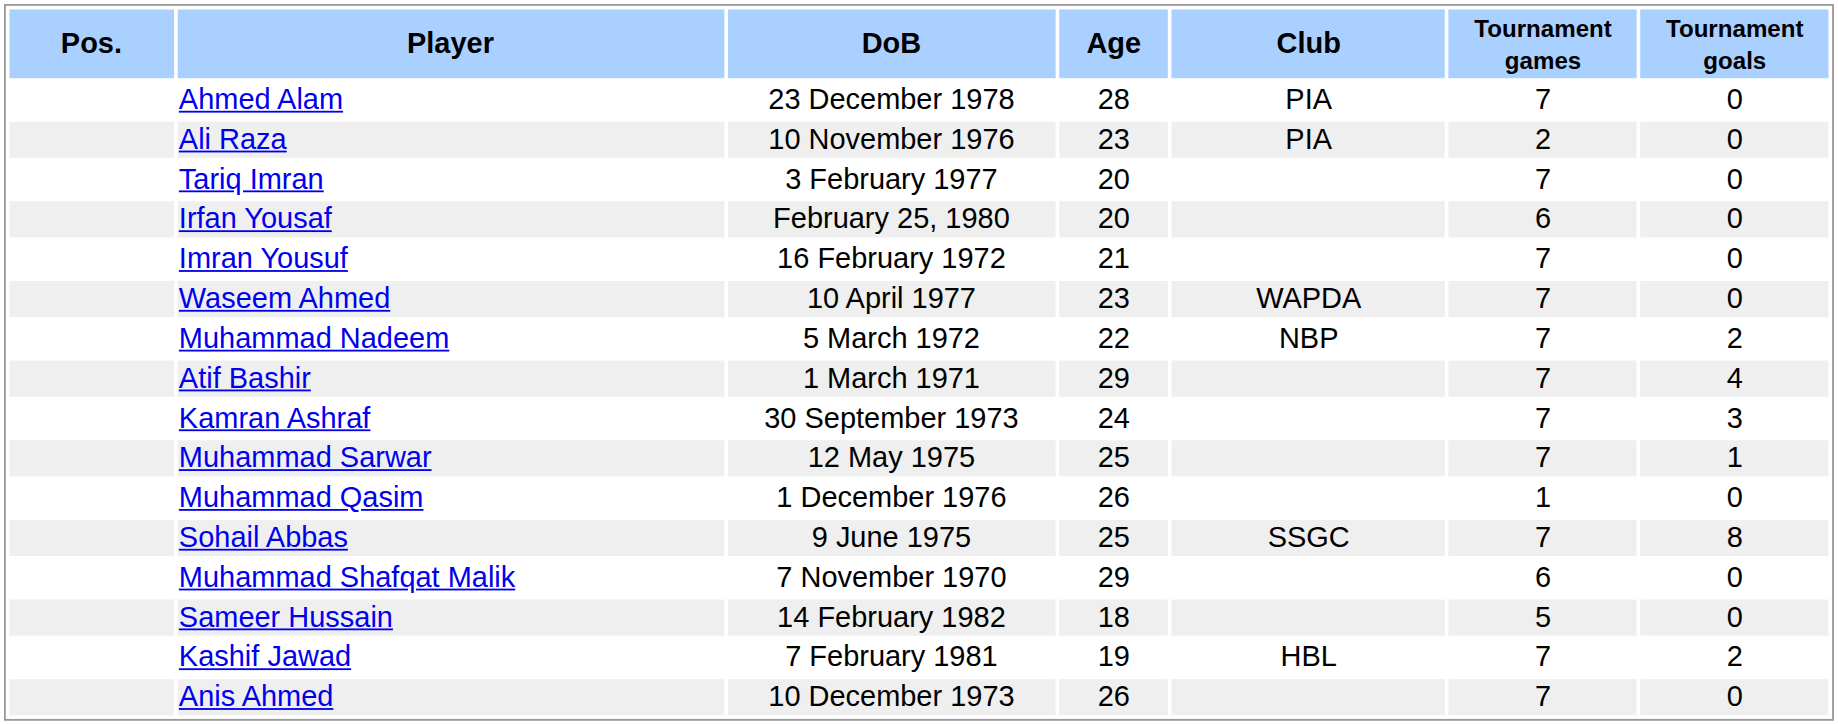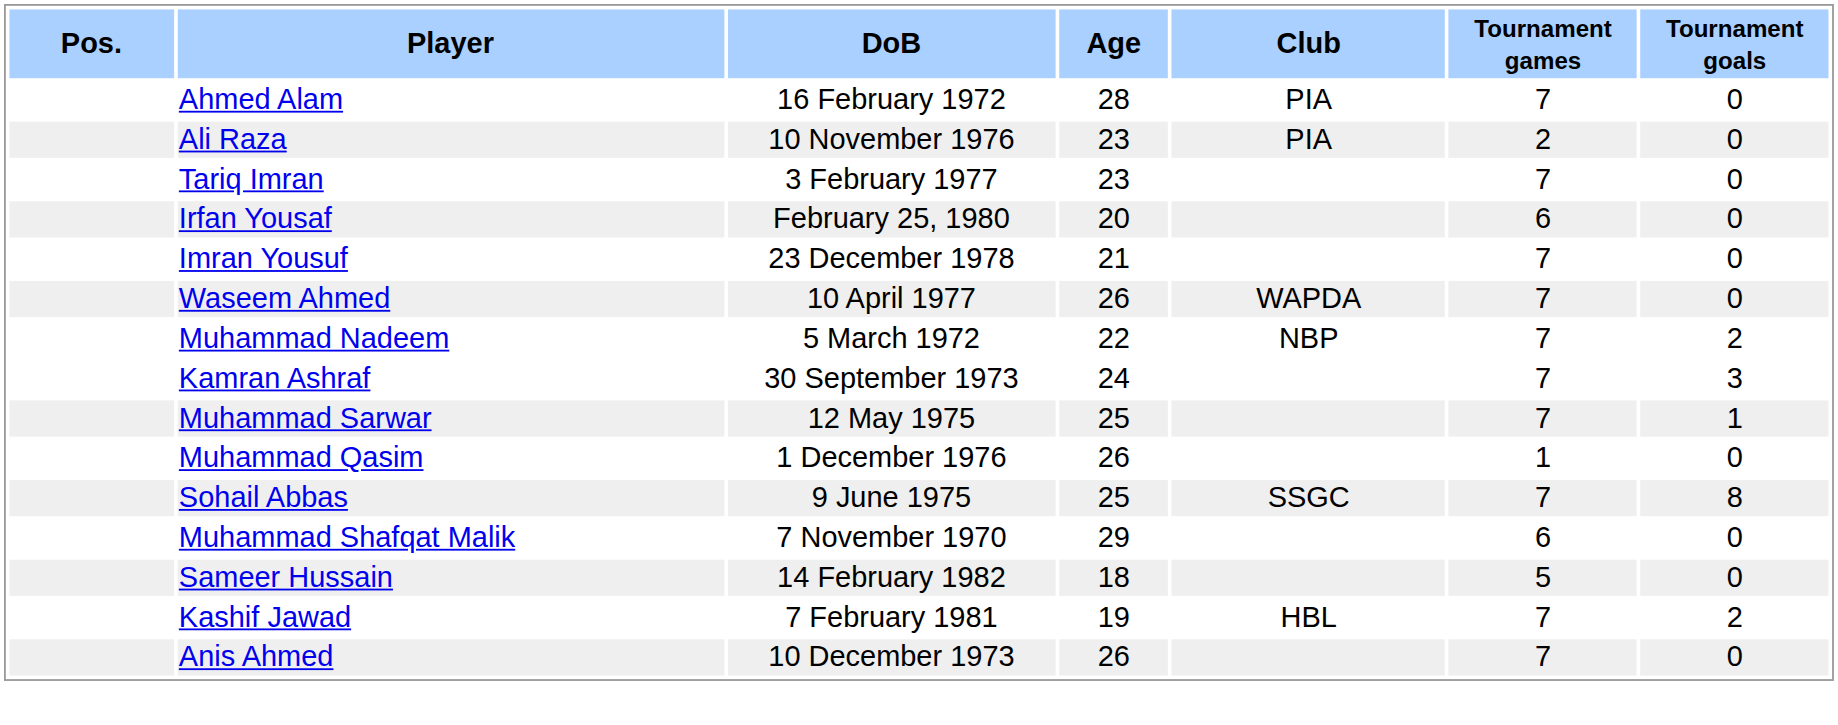(891, 99) 23 December 1978 -> (891, 99) 16 February 1972
(1114, 179) 20 -> (1114, 179) 23
(891, 258) 16 February 1972 -> (891, 258) 23 December 1978
(1114, 298) 23 -> (1114, 298) 26
- row: (245, 378)
